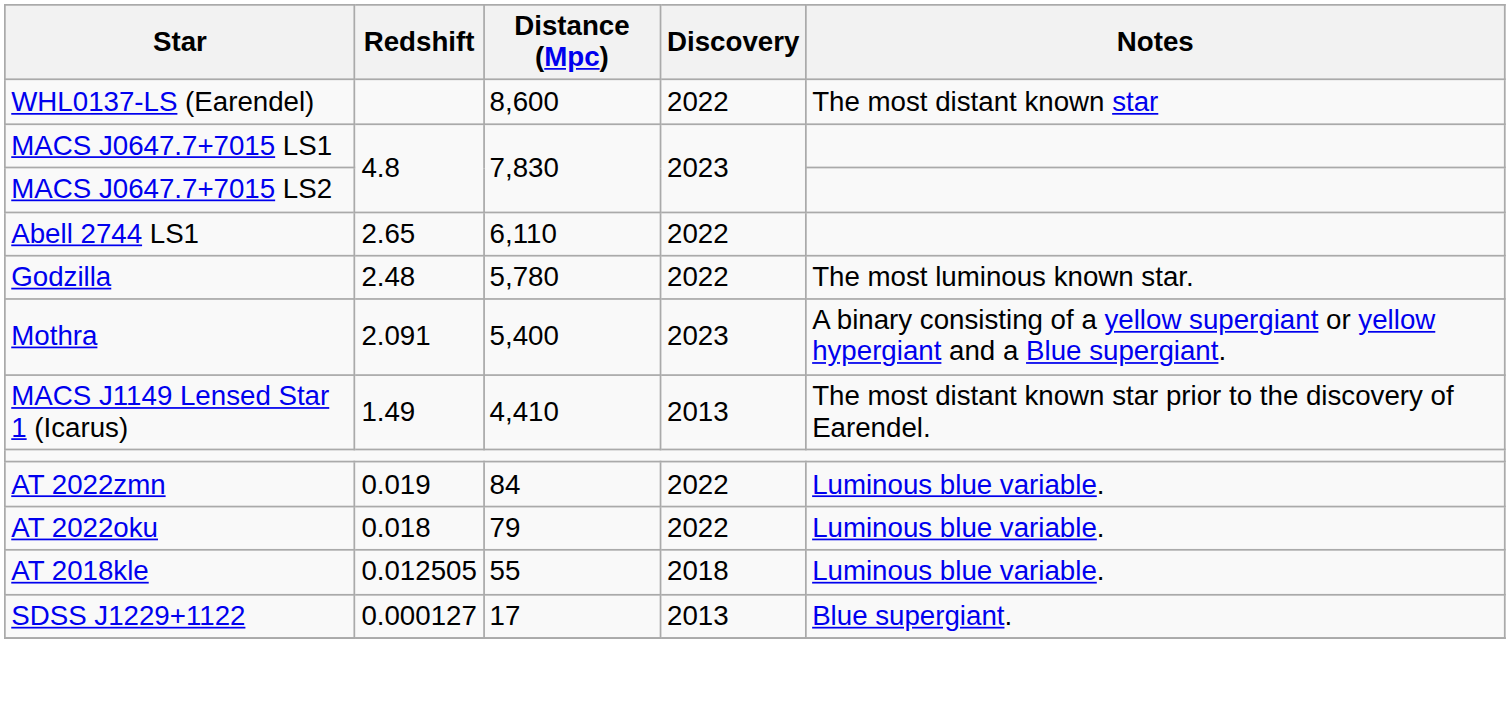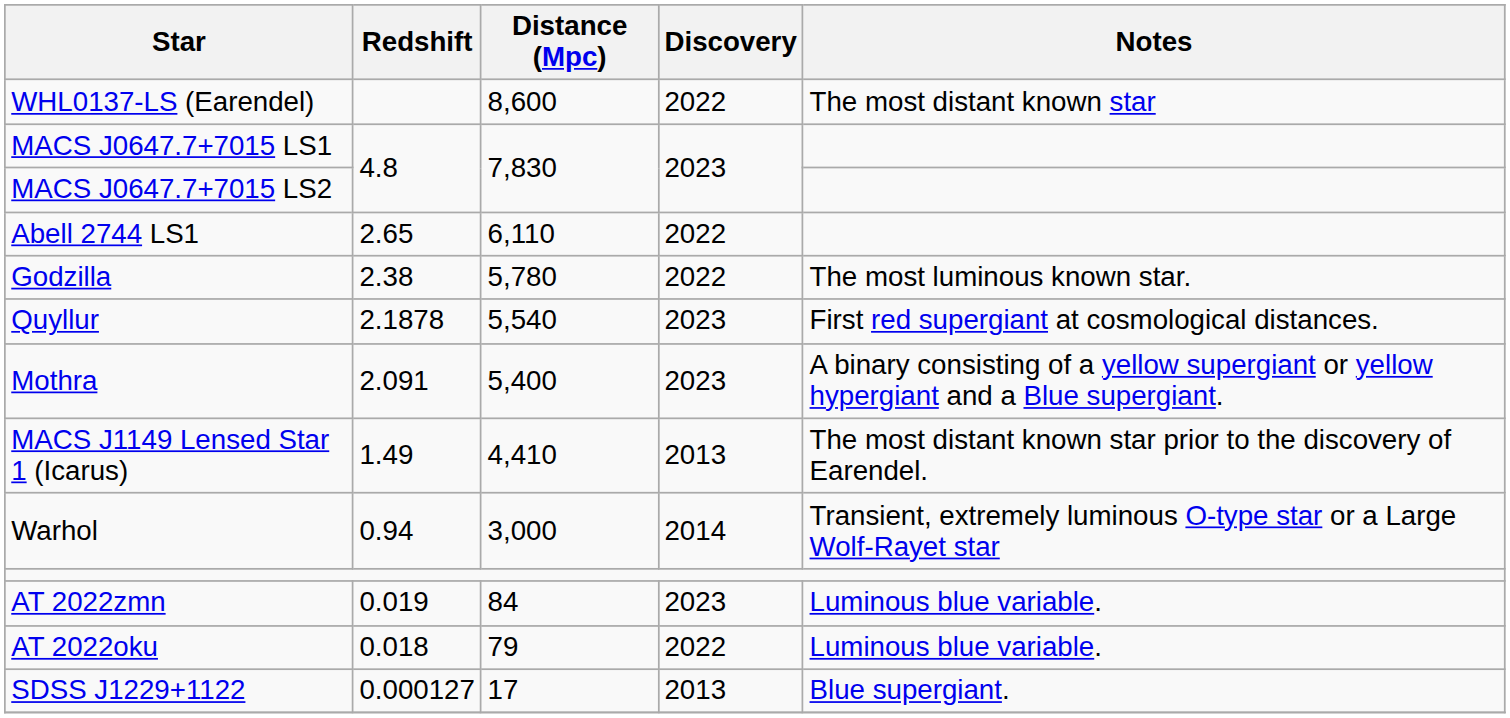(388, 277) 2.48 -> (386, 277) 2.38
+ row: (55, 320)
+ row: (55, 530)
(698, 483) 2022 -> (695, 602) 2023
- row: (80, 571)
